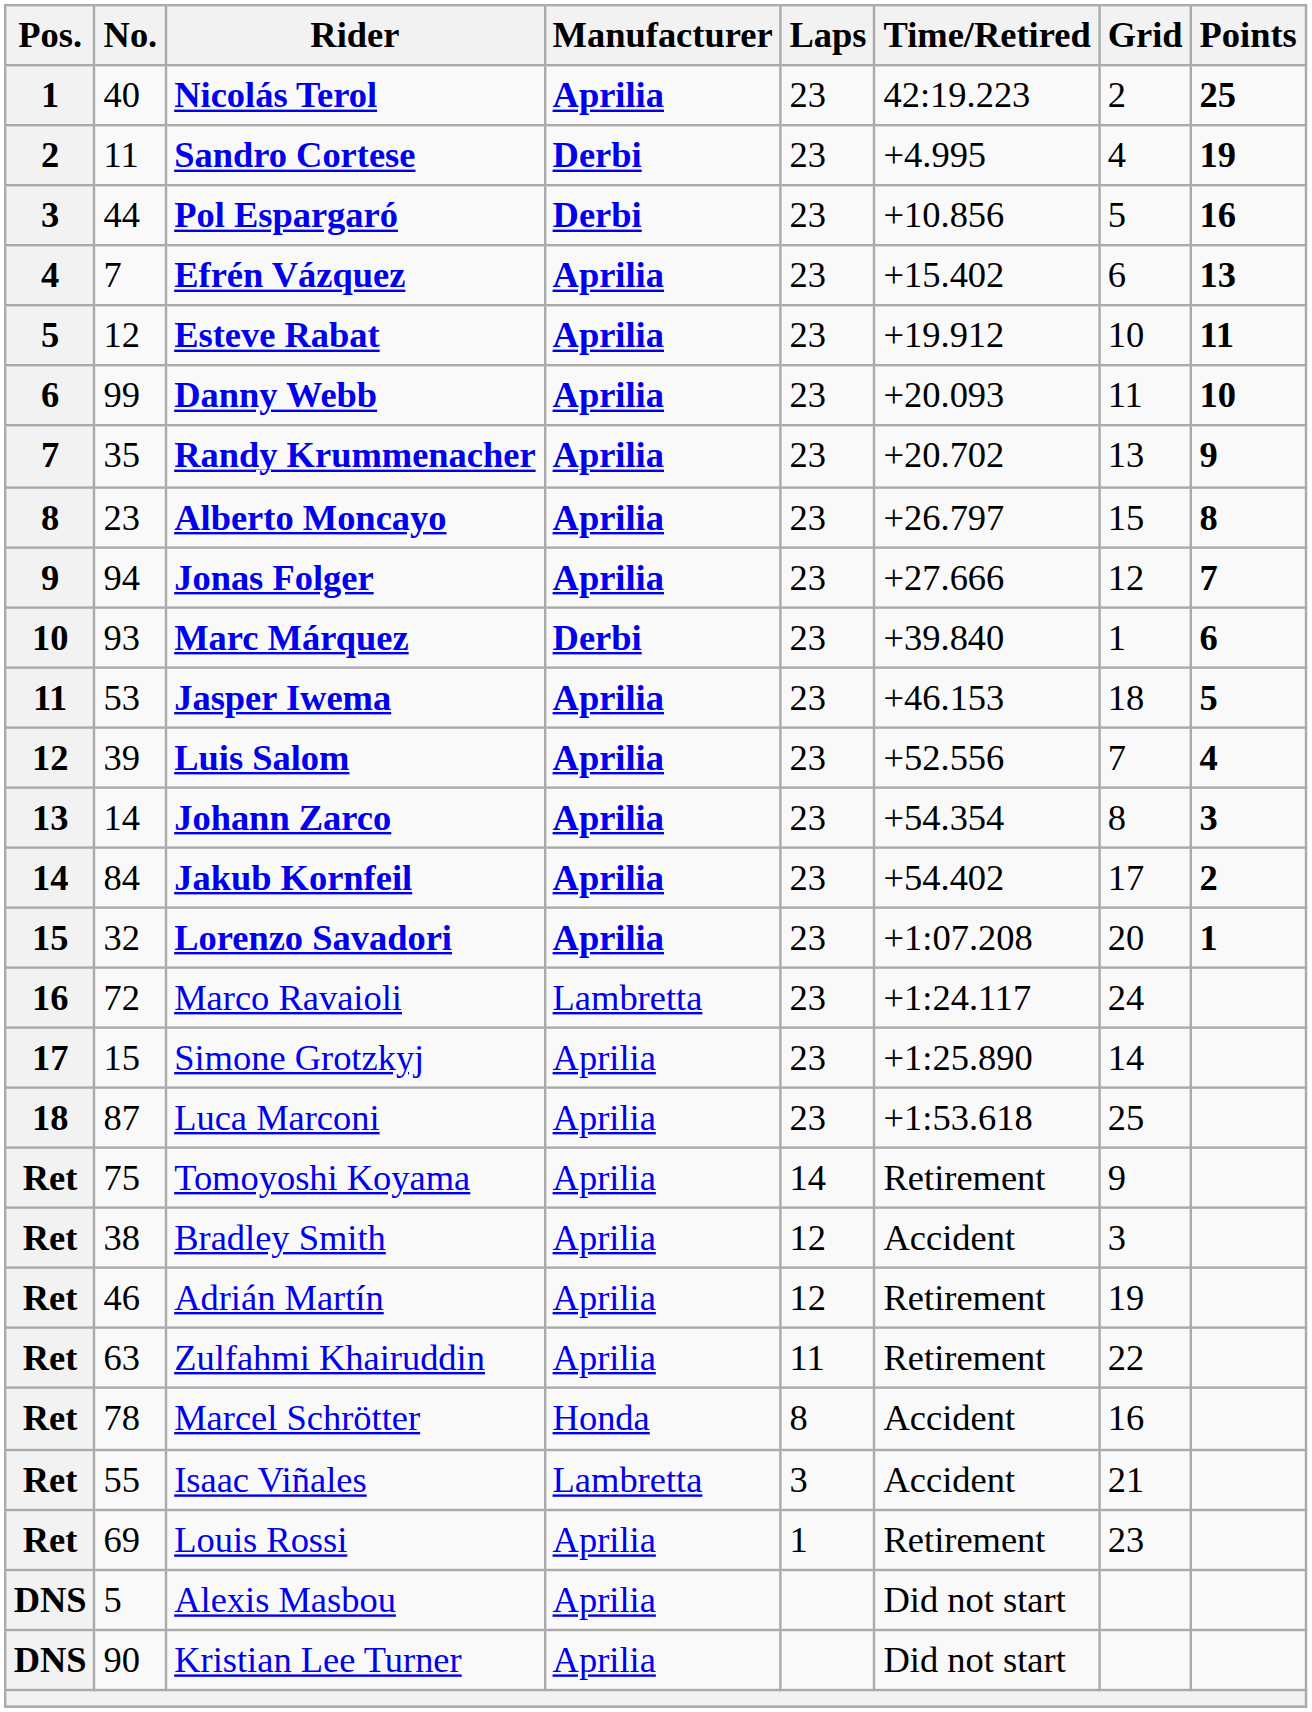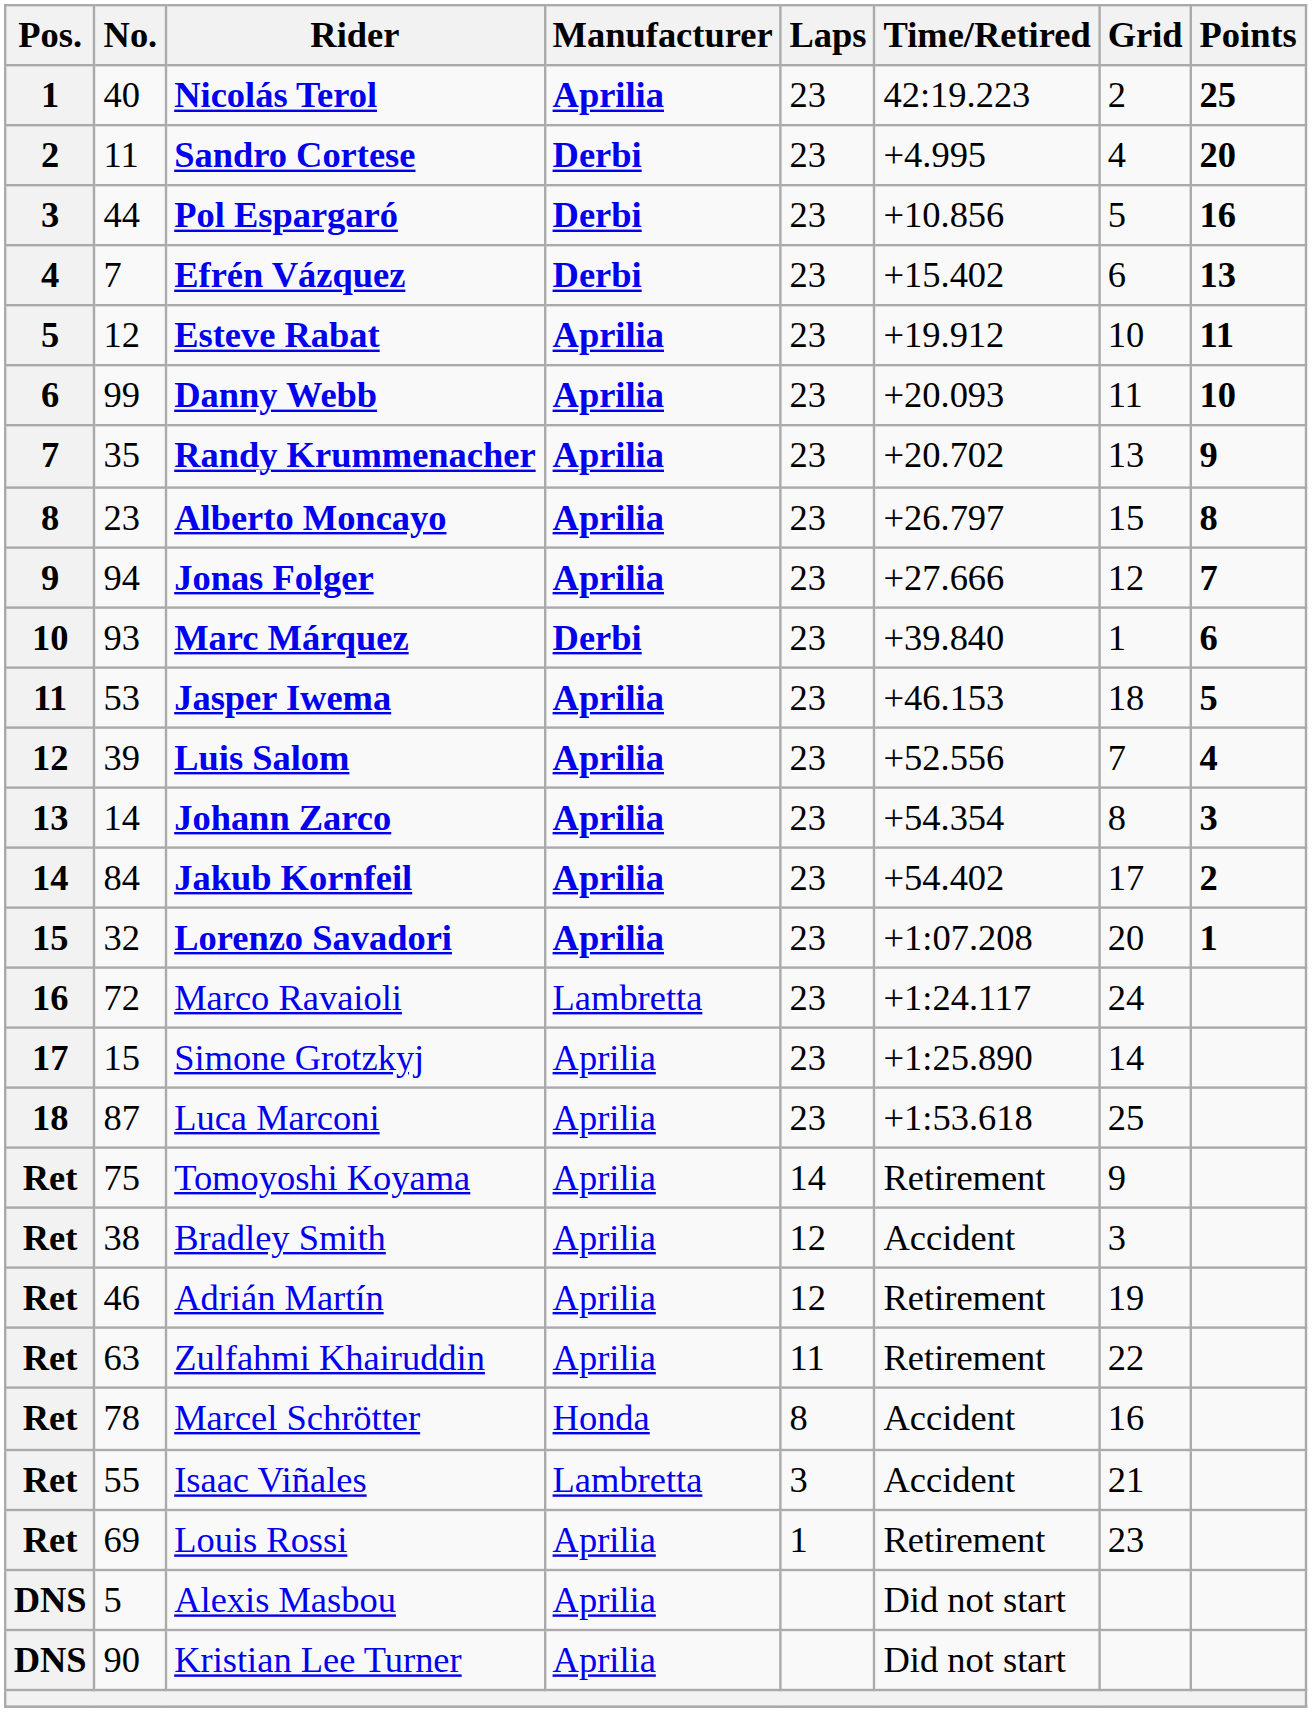(1218, 155) 19 -> (1218, 155) 20
(608, 275) Aprilia -> (597, 275) Derbi
